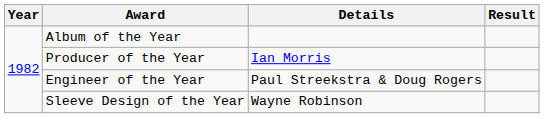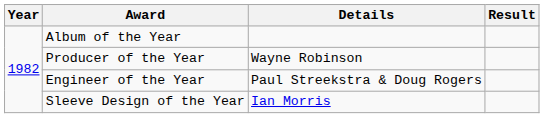(291, 59) Ian Morris -> (307, 59) Wayne Robinson
(307, 102) Wayne Robinson -> (291, 102) Ian Morris
